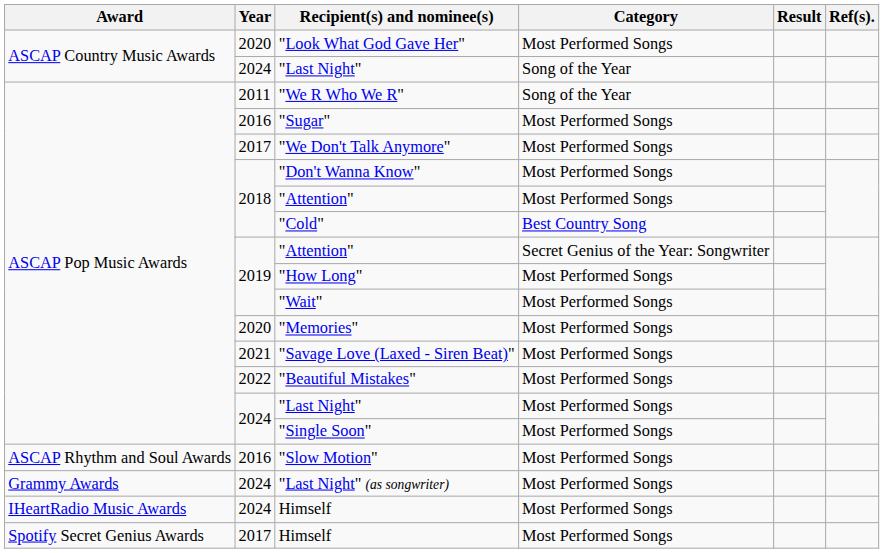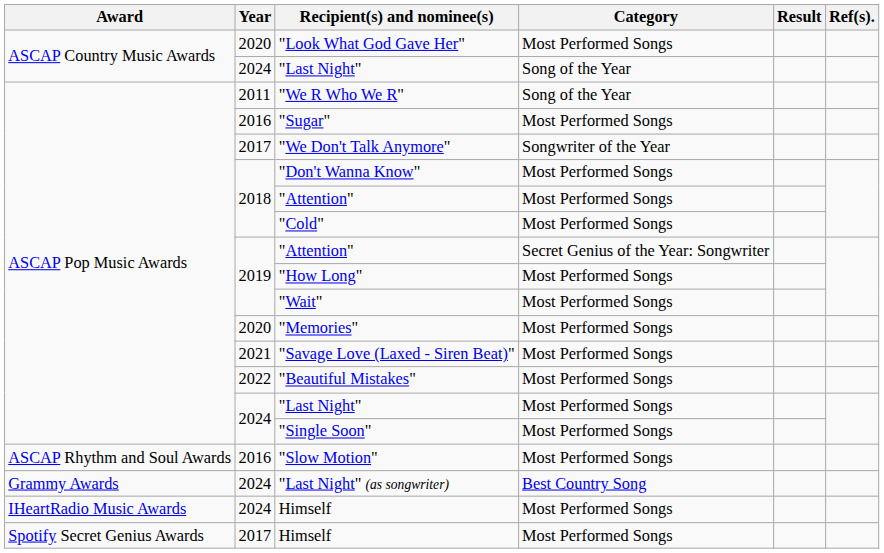(597, 146) Most Performed Songs -> (596, 146) Songwriter of the Year
(584, 224) Best Country Song -> (597, 224) Most Performed Songs
(597, 483) Most Performed Songs -> (584, 483) Best Country Song
